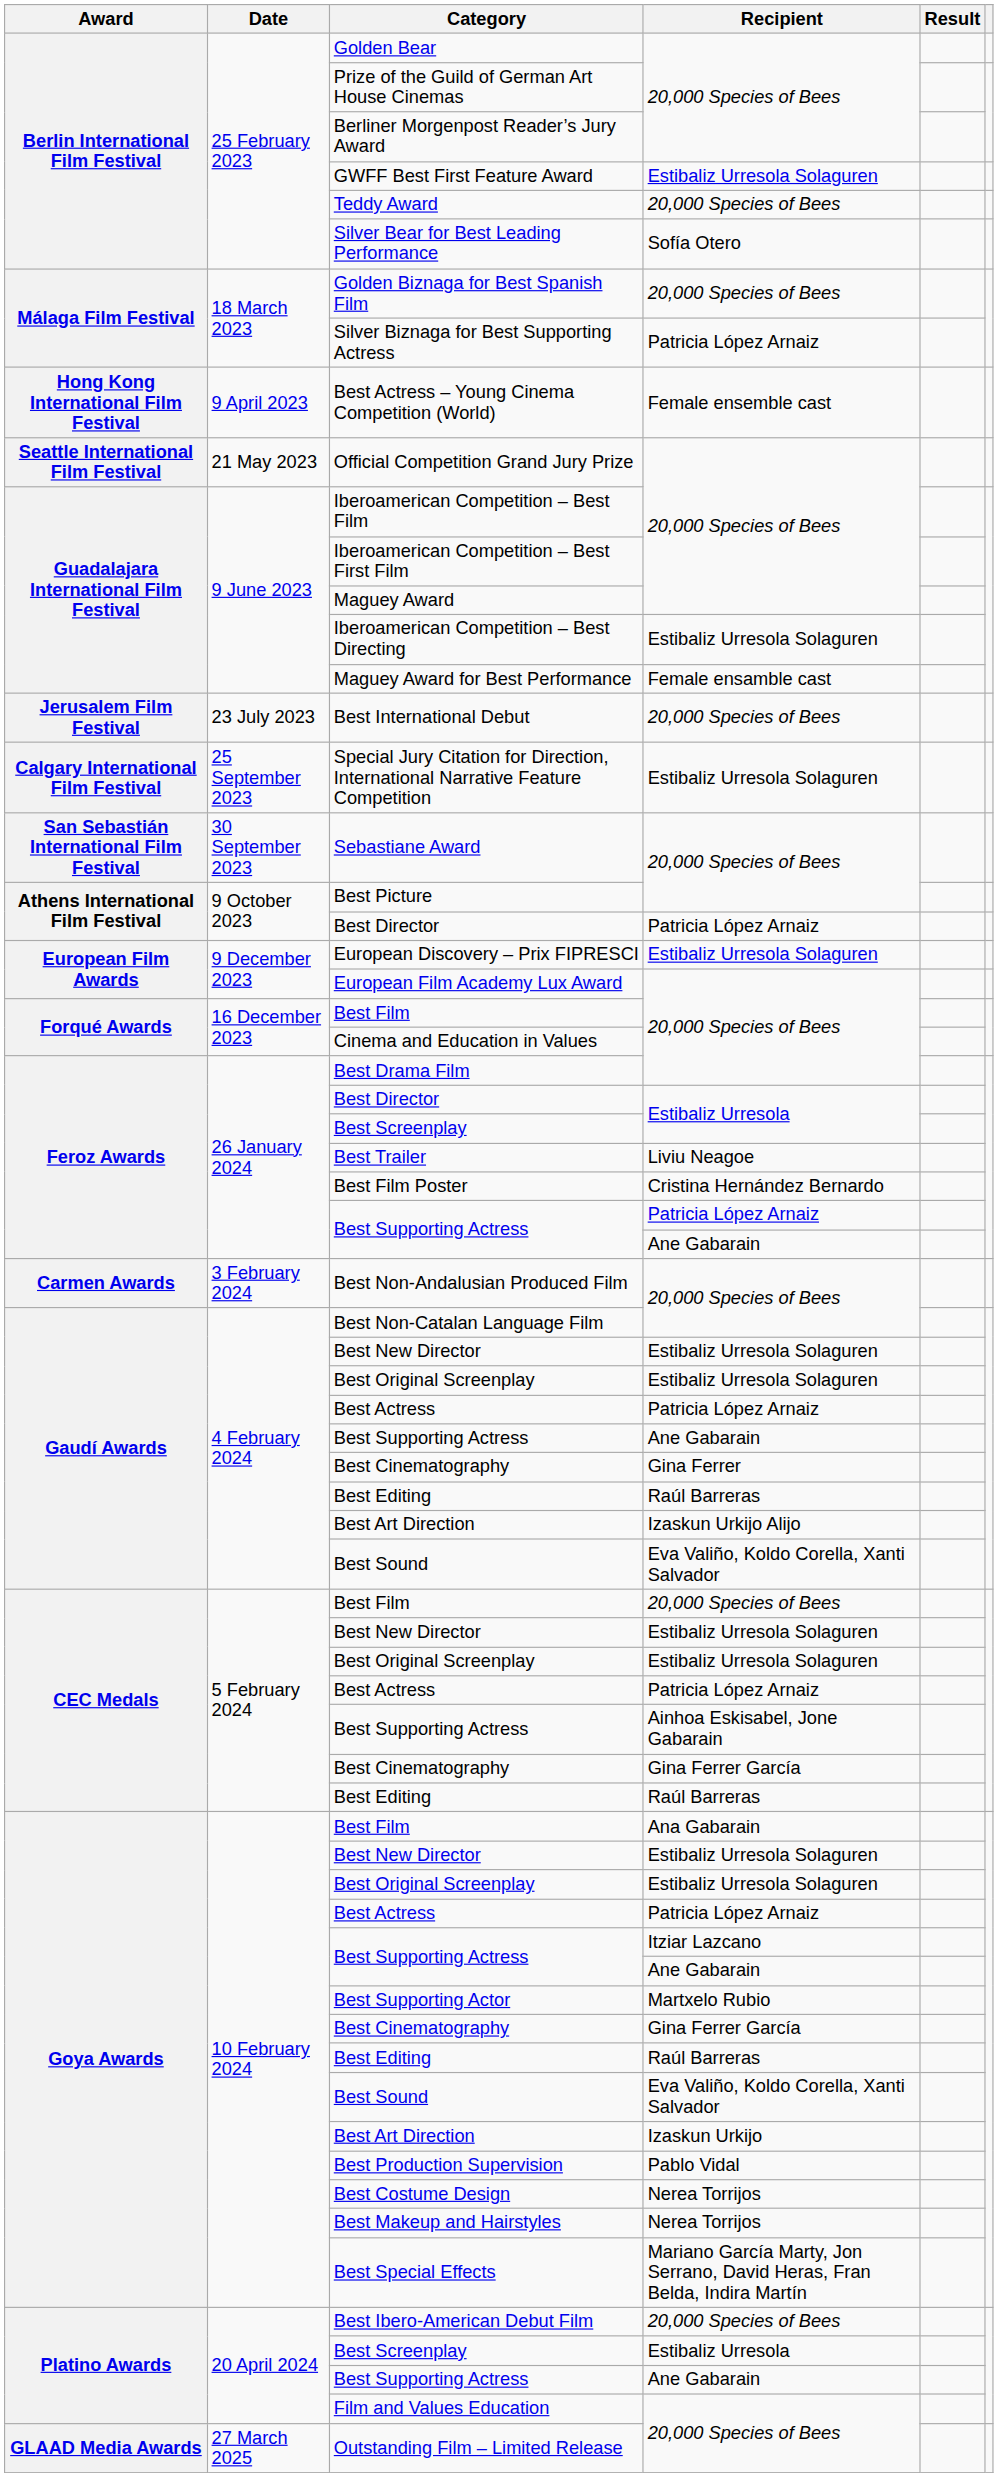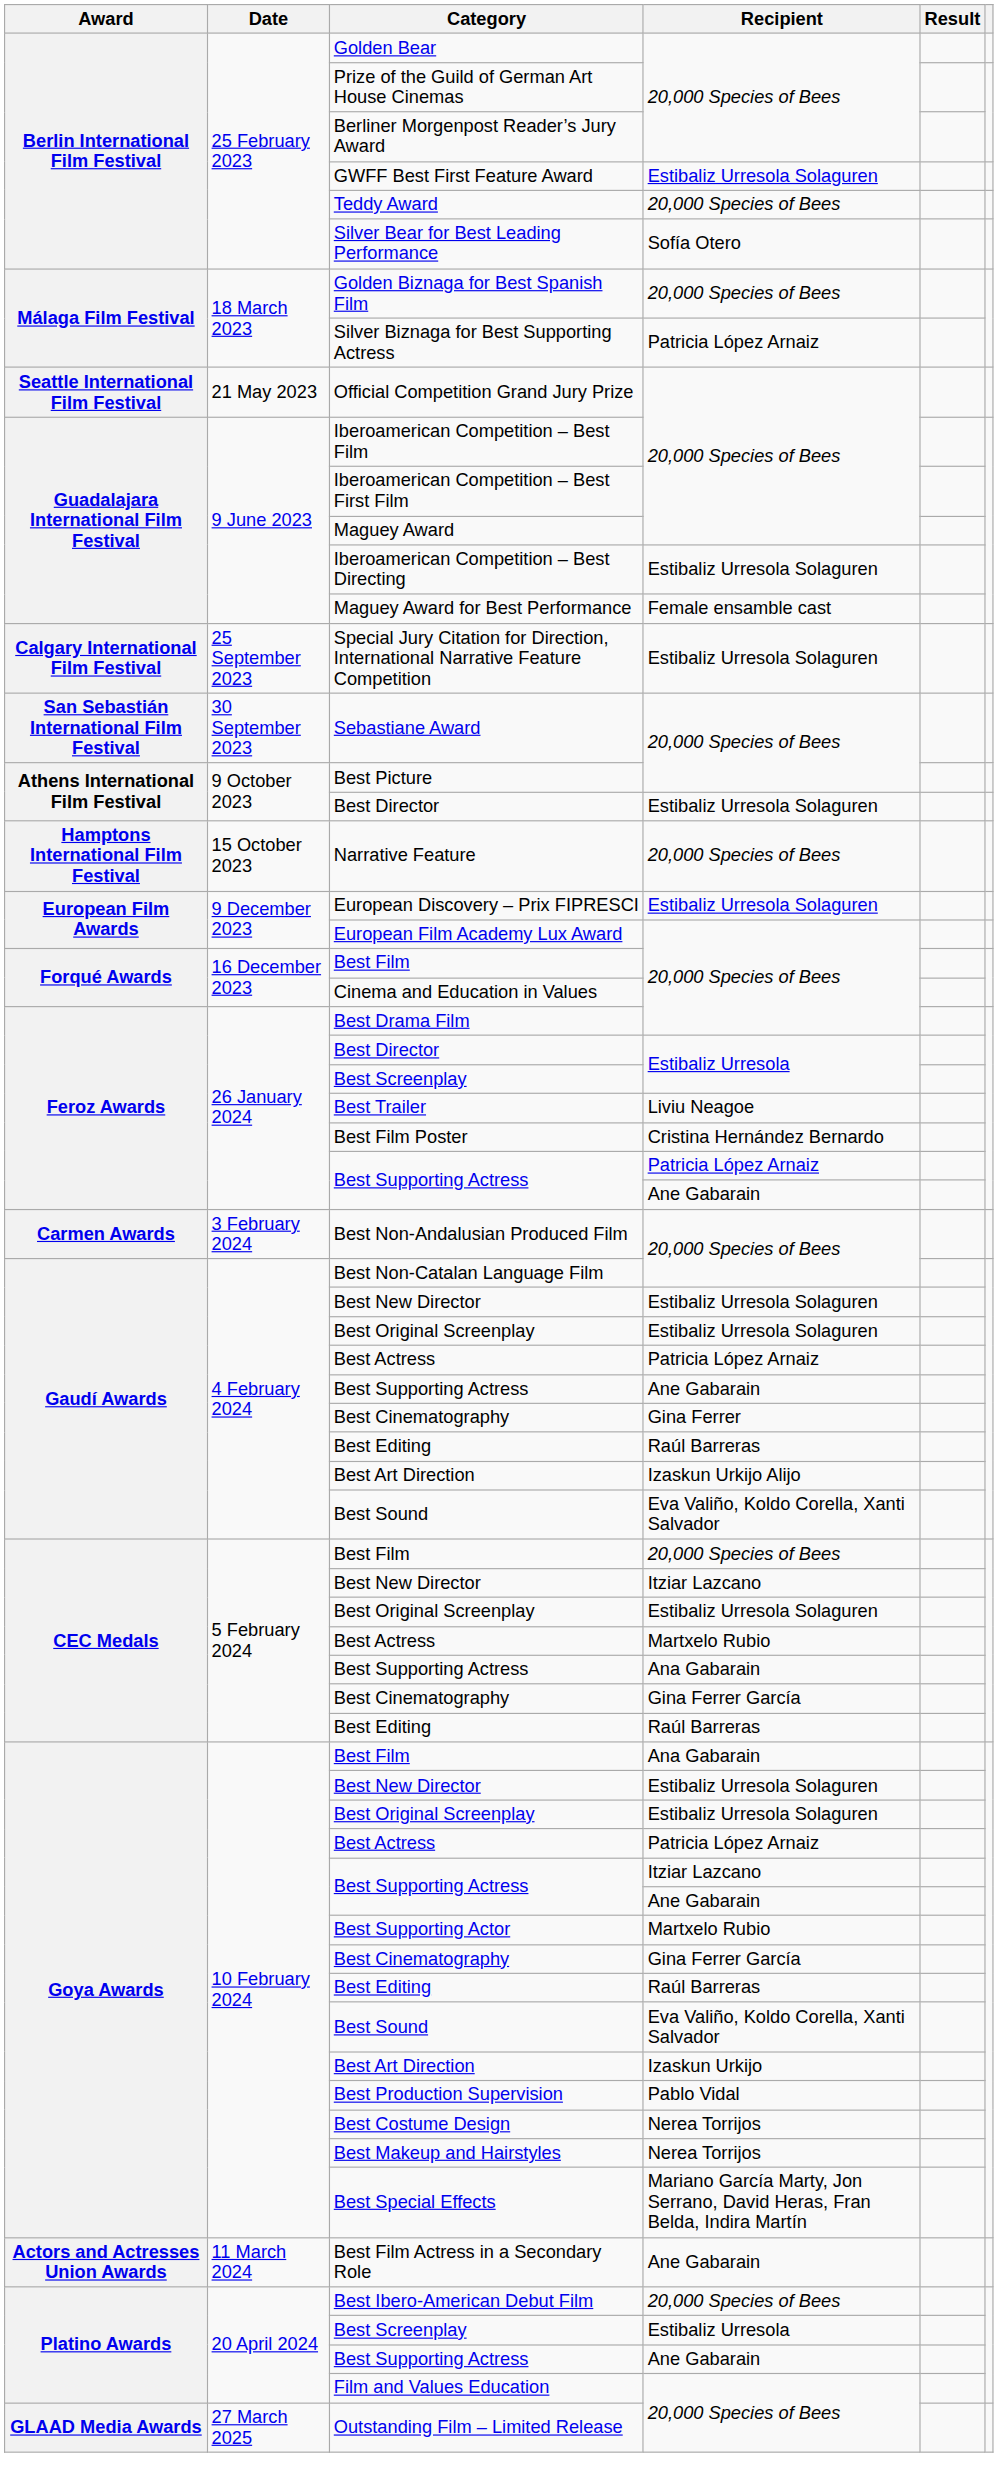- row: (106, 402)
- row: (106, 717)
(733, 925) Patricia López Arnaiz -> (763, 806) Estibaliz Urresola Solaguren
+ row: (106, 855)
(763, 1632) Estibaliz Urresola Solaguren -> (704, 1582) Itziar Lazcano
(733, 1690) Patricia López Arnaiz -> (709, 1640) Martxelo Rubio
(742, 1729) Ainhoa Eskisabel, Jone Gabarain -> (704, 1669) Ana Gabarain
+ row: (106, 2262)
